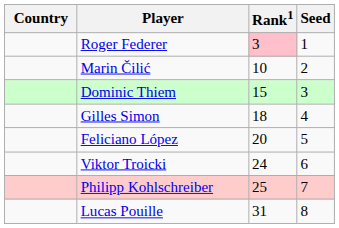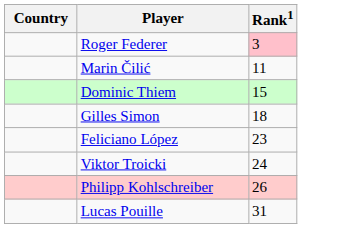- column: (315, 18)
(260, 68) 10 -> (259, 68) 11
(260, 139) 20 -> (260, 139) 23
(260, 187) 25 -> (260, 187) 26
